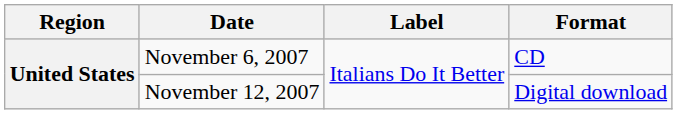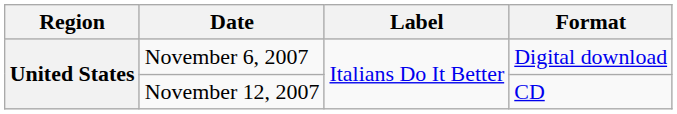(530, 56) CD -> (591, 56) Digital download
(591, 91) Digital download -> (530, 91) CD
